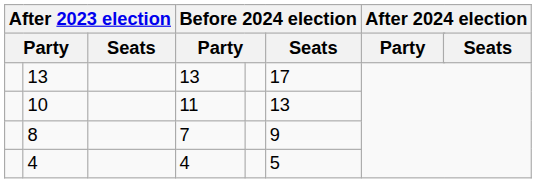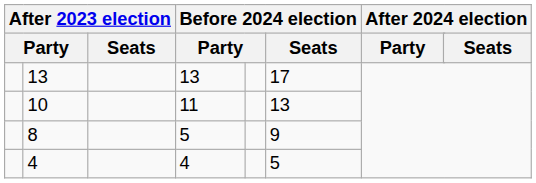(184, 134) 7 -> (184, 134) 5
